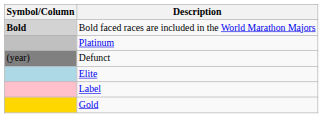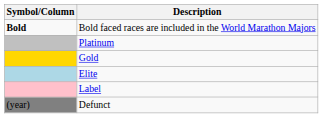(16, 27) lightgrey background -> (16, 27) no background
rows swapped: (89, 105) <-> (95, 58)
